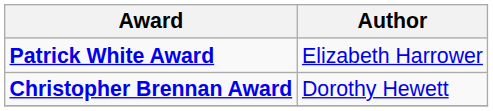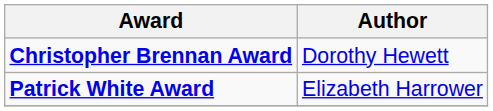rows swapped: (151, 88) <-> (112, 55)
